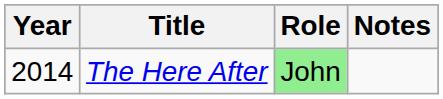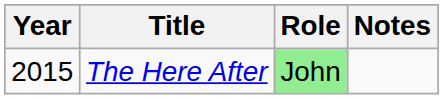(42, 70) 2014 -> (42, 70) 2015
